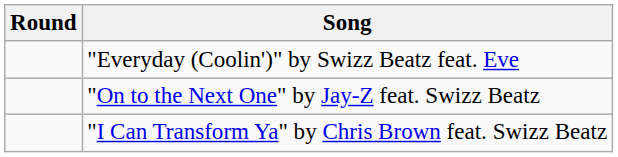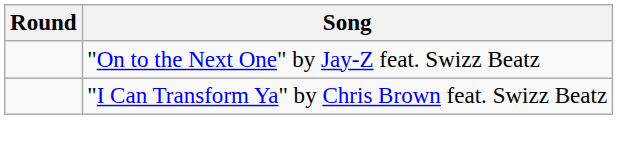- row: (303, 59)
